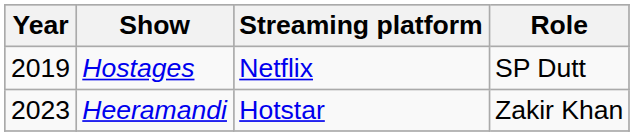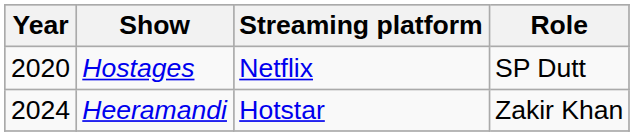(40, 67) 2019 -> (40, 67) 2020
(40, 109) 2023 -> (40, 109) 2024
